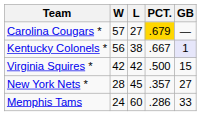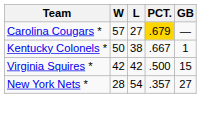(119, 48) 56 -> (119, 48) 50
(185, 48) lavender background -> (185, 48) no background
(136, 84) 45 -> (136, 84) 54
- row: (44, 102)
